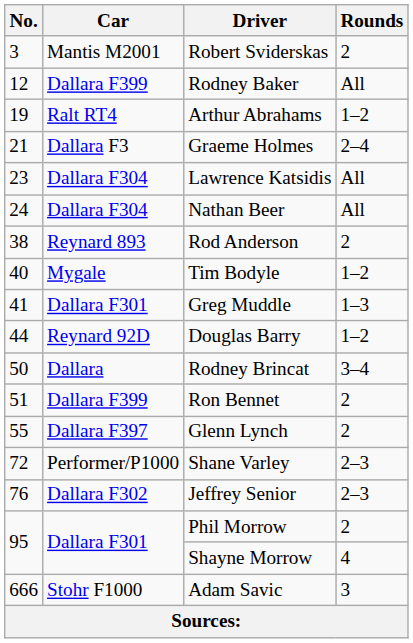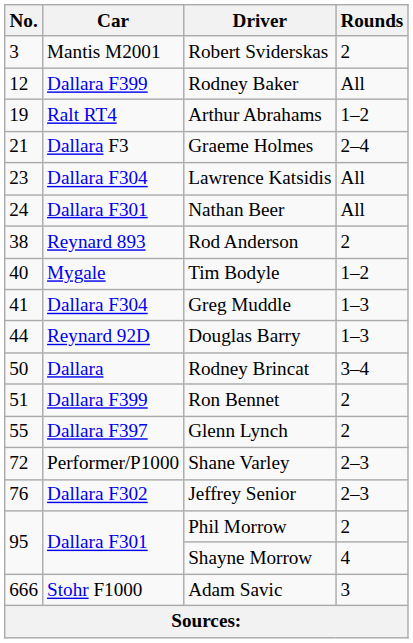(97, 209) Dallara F304 -> (97, 209) Dallara F301
(97, 304) Dallara F301 -> (97, 304) Dallara F304
(355, 336) 1–2 -> (355, 336) 1–3
